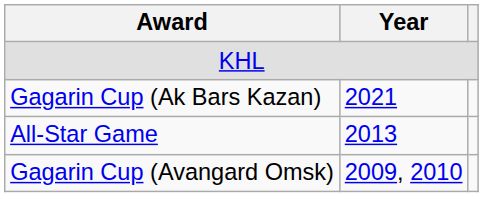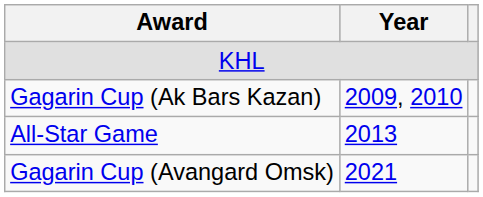(371, 97) 2021 -> (404, 97) 2009, 2010
(404, 172) 2009, 2010 -> (371, 172) 2021
